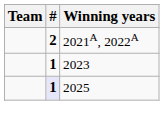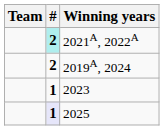(53, 40) no background -> (53, 40) paleturquoise background
+ row: (97, 65)
